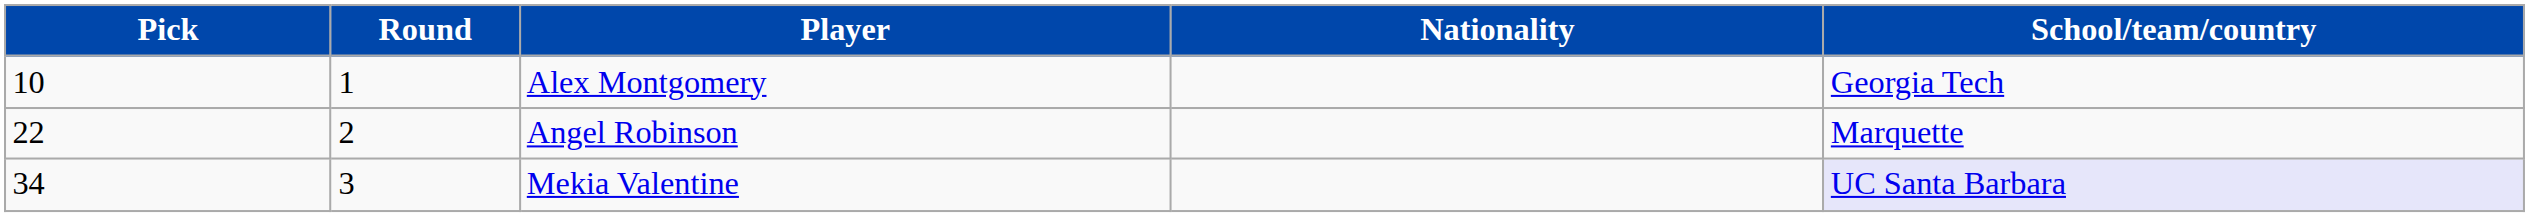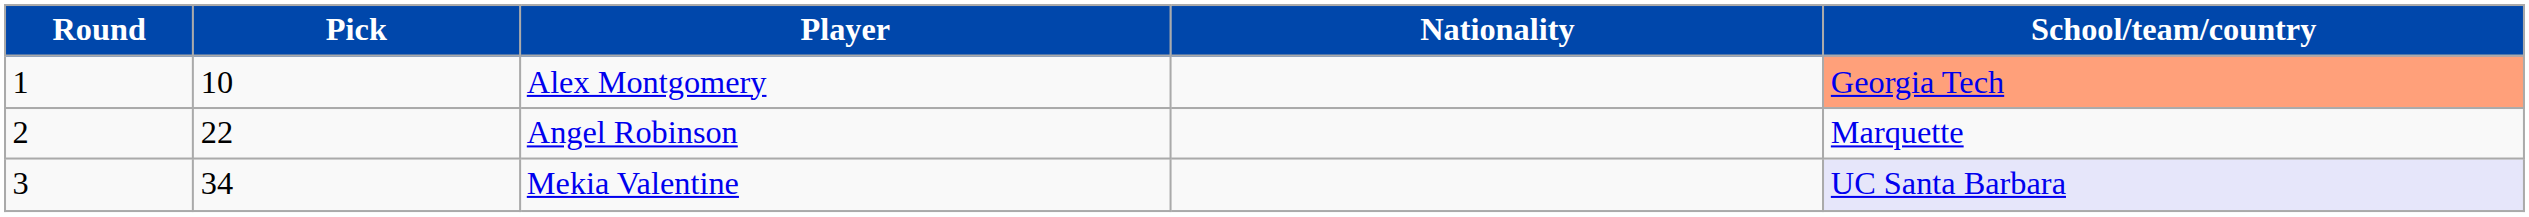columns swapped: (425, 30) <-> (168, 30)
(1918, 81) no background -> (1918, 81) lightsalmon background
